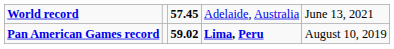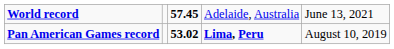(184, 33) 59.02 -> (184, 33) 53.02
